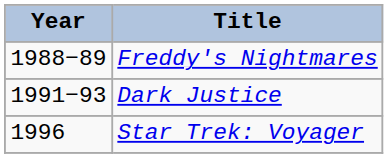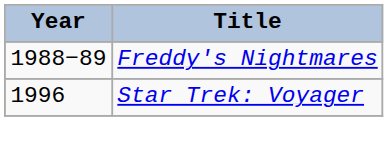- row: (200, 97)
